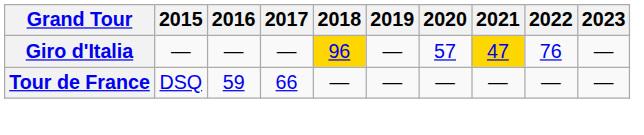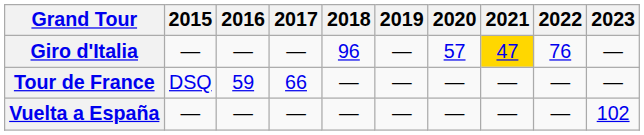(339, 51) gold background -> (349, 51) no background
+ row: (84, 113)
